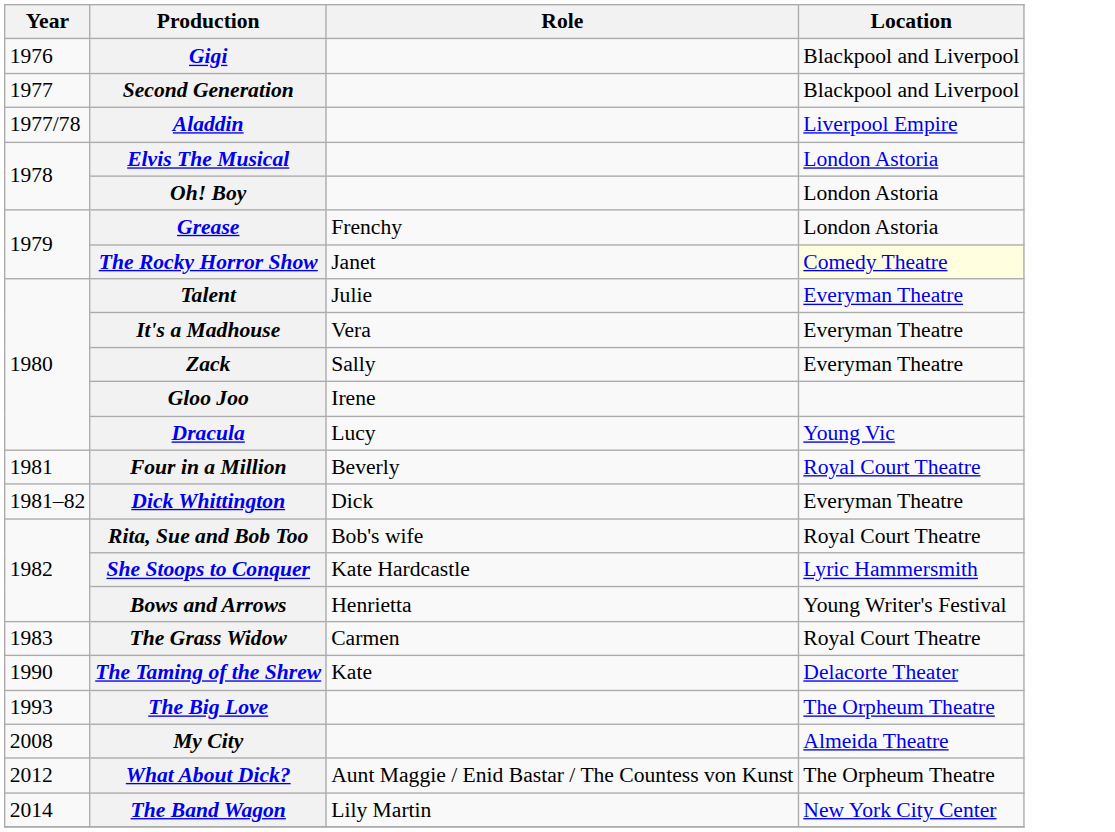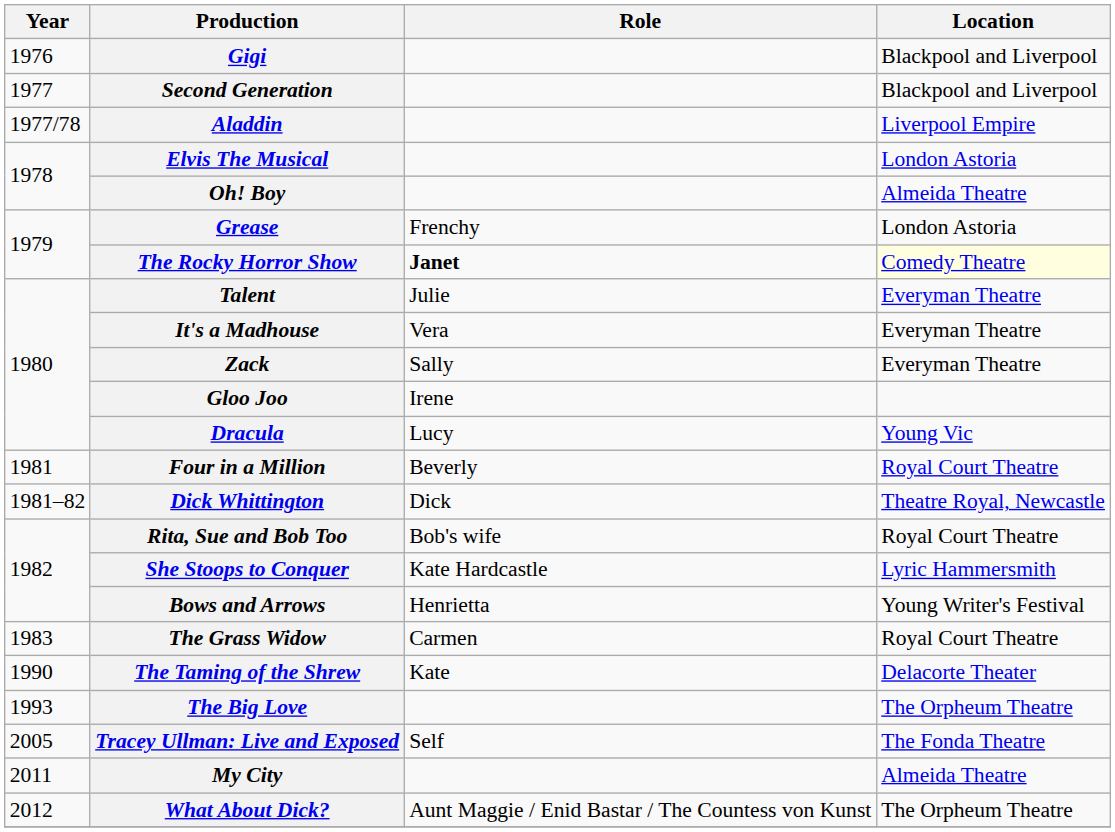(871, 192) London Astoria -> (954, 192) Almeida Theatre
(353, 261) normal -> (434, 261) bold
(883, 501) Everyman Theatre -> (993, 501) Theatre Royal, Newcastle
+ row: (247, 741)
(31, 741) 2008 -> (31, 775) 2011
- row: (208, 809)
